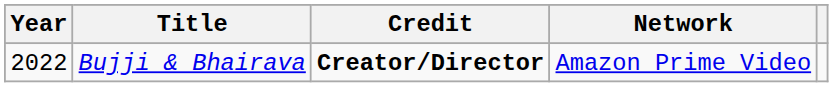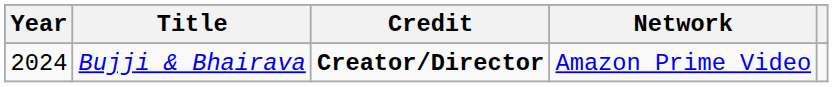(39, 63) 2022 -> (39, 63) 2024
